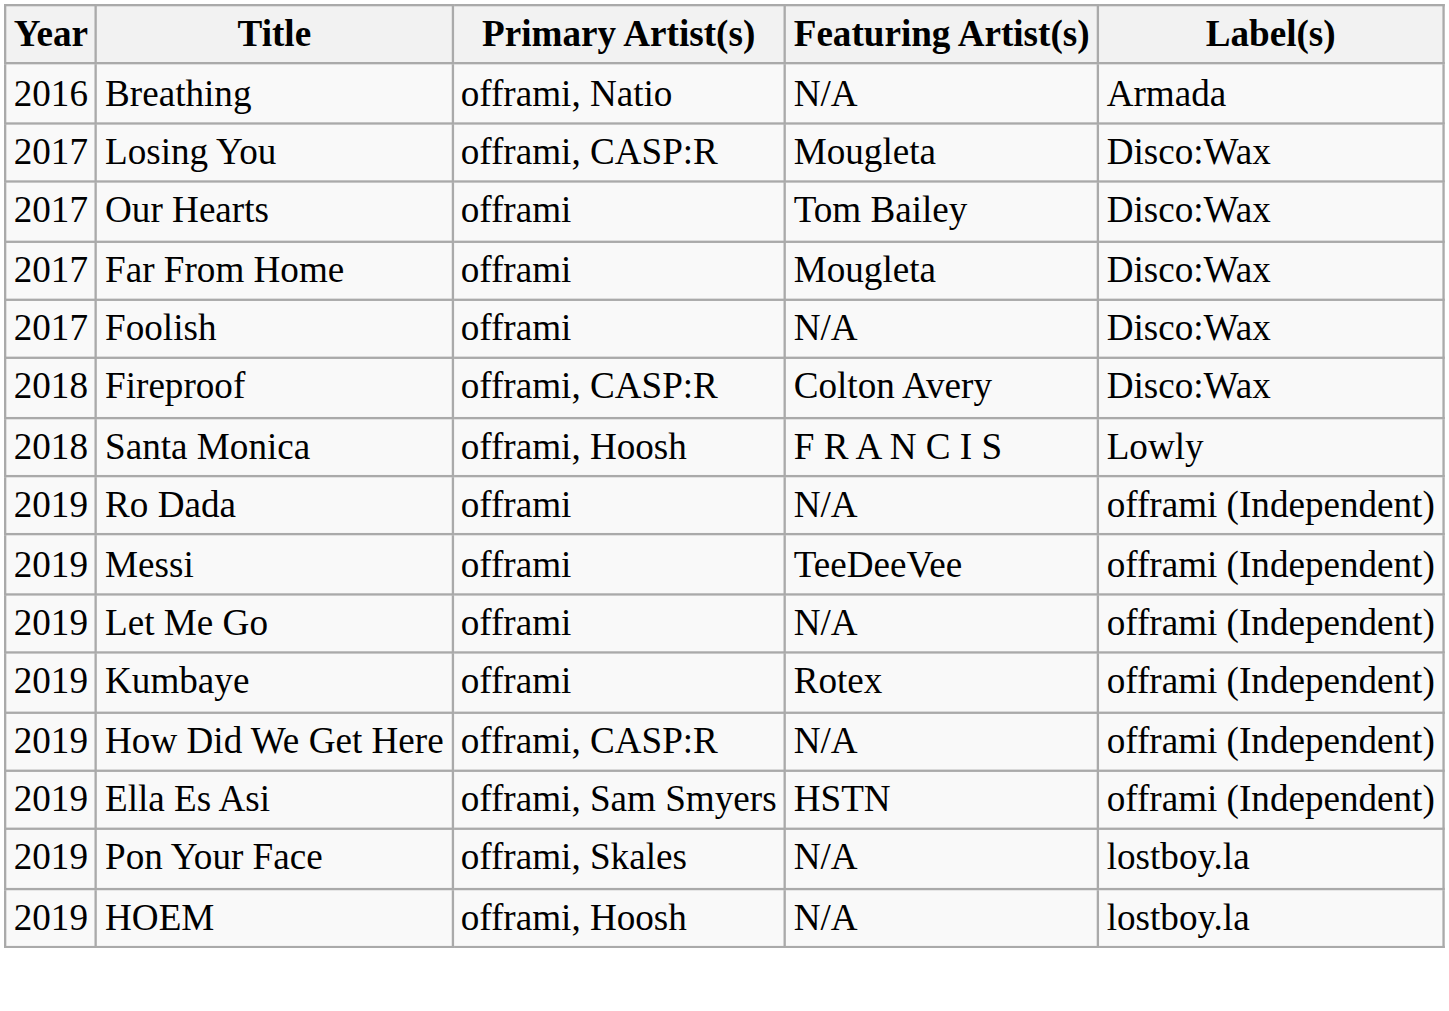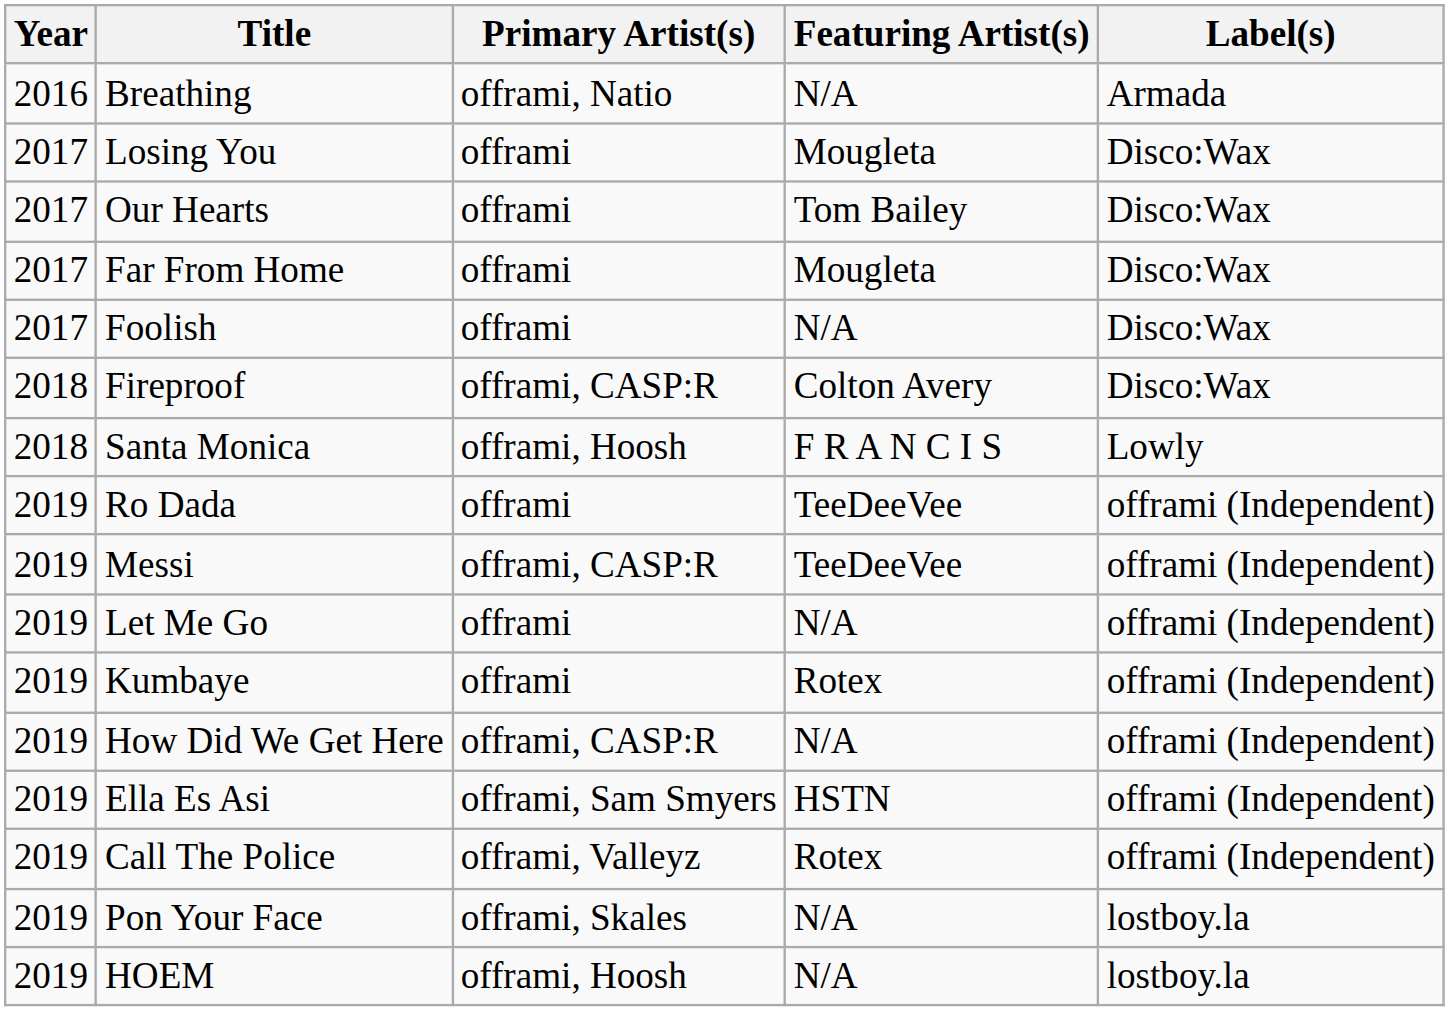(589, 151) offrami, CASP:R -> (516, 151) offrami
(826, 504) N/A -> (878, 504) TeeDeeVee
(516, 563) offrami -> (589, 563) offrami, CASP:R
+ row: (220, 858)
